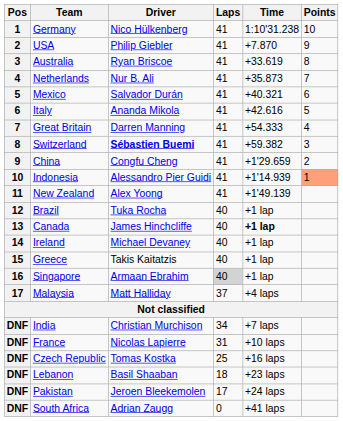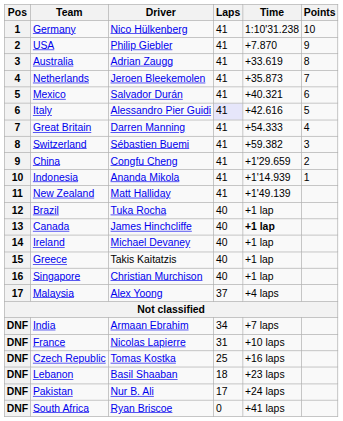(141, 62) Ryan Briscoe -> (142, 62) Adrian Zaugg
(132, 78) Nur B. Ali -> (158, 78) Jeroen Bleekemolen
(145, 111) Ananda Mikola -> (161, 111) Alessandro Pier Guidi
(222, 111) no background -> (222, 111) lavender background
(152, 144) bold -> (150, 144) normal
(161, 177) Alessandro Pier Guidi -> (145, 177) Ananda Mikola
(307, 177) lightsalmon background -> (307, 177) no background
(137, 194) Alex Yoong -> (141, 194) Matt Halliday
(150, 276) Armaan Ebrahim -> (156, 276) Christian Murchison
(222, 276) lightgrey background -> (222, 276) no background
(141, 293) Matt Halliday -> (137, 293) Alex Yoong
(156, 326) Christian Murchison -> (150, 326) Armaan Ebrahim
(158, 392) Jeroen Bleekemolen -> (132, 392) Nur B. Ali
(142, 408) Adrian Zaugg -> (141, 408) Ryan Briscoe
